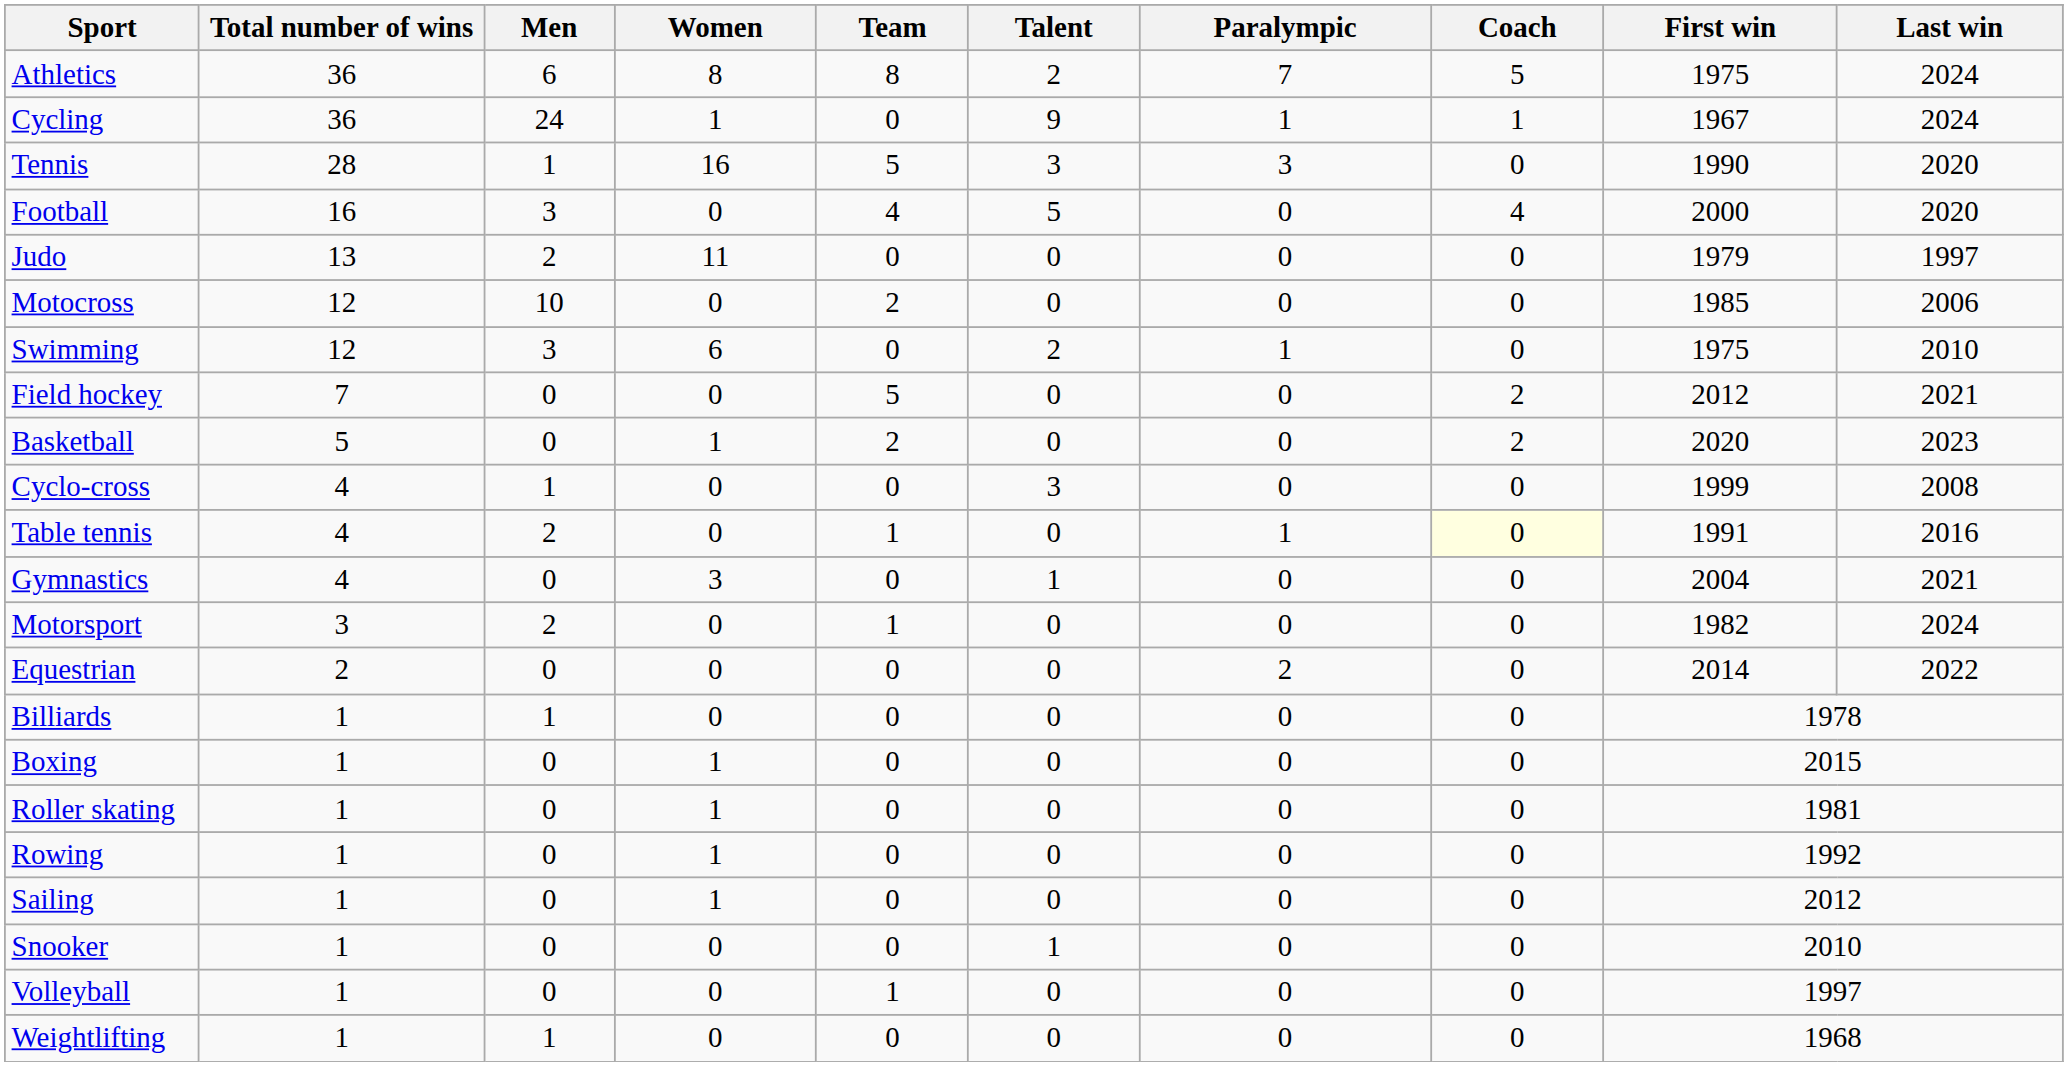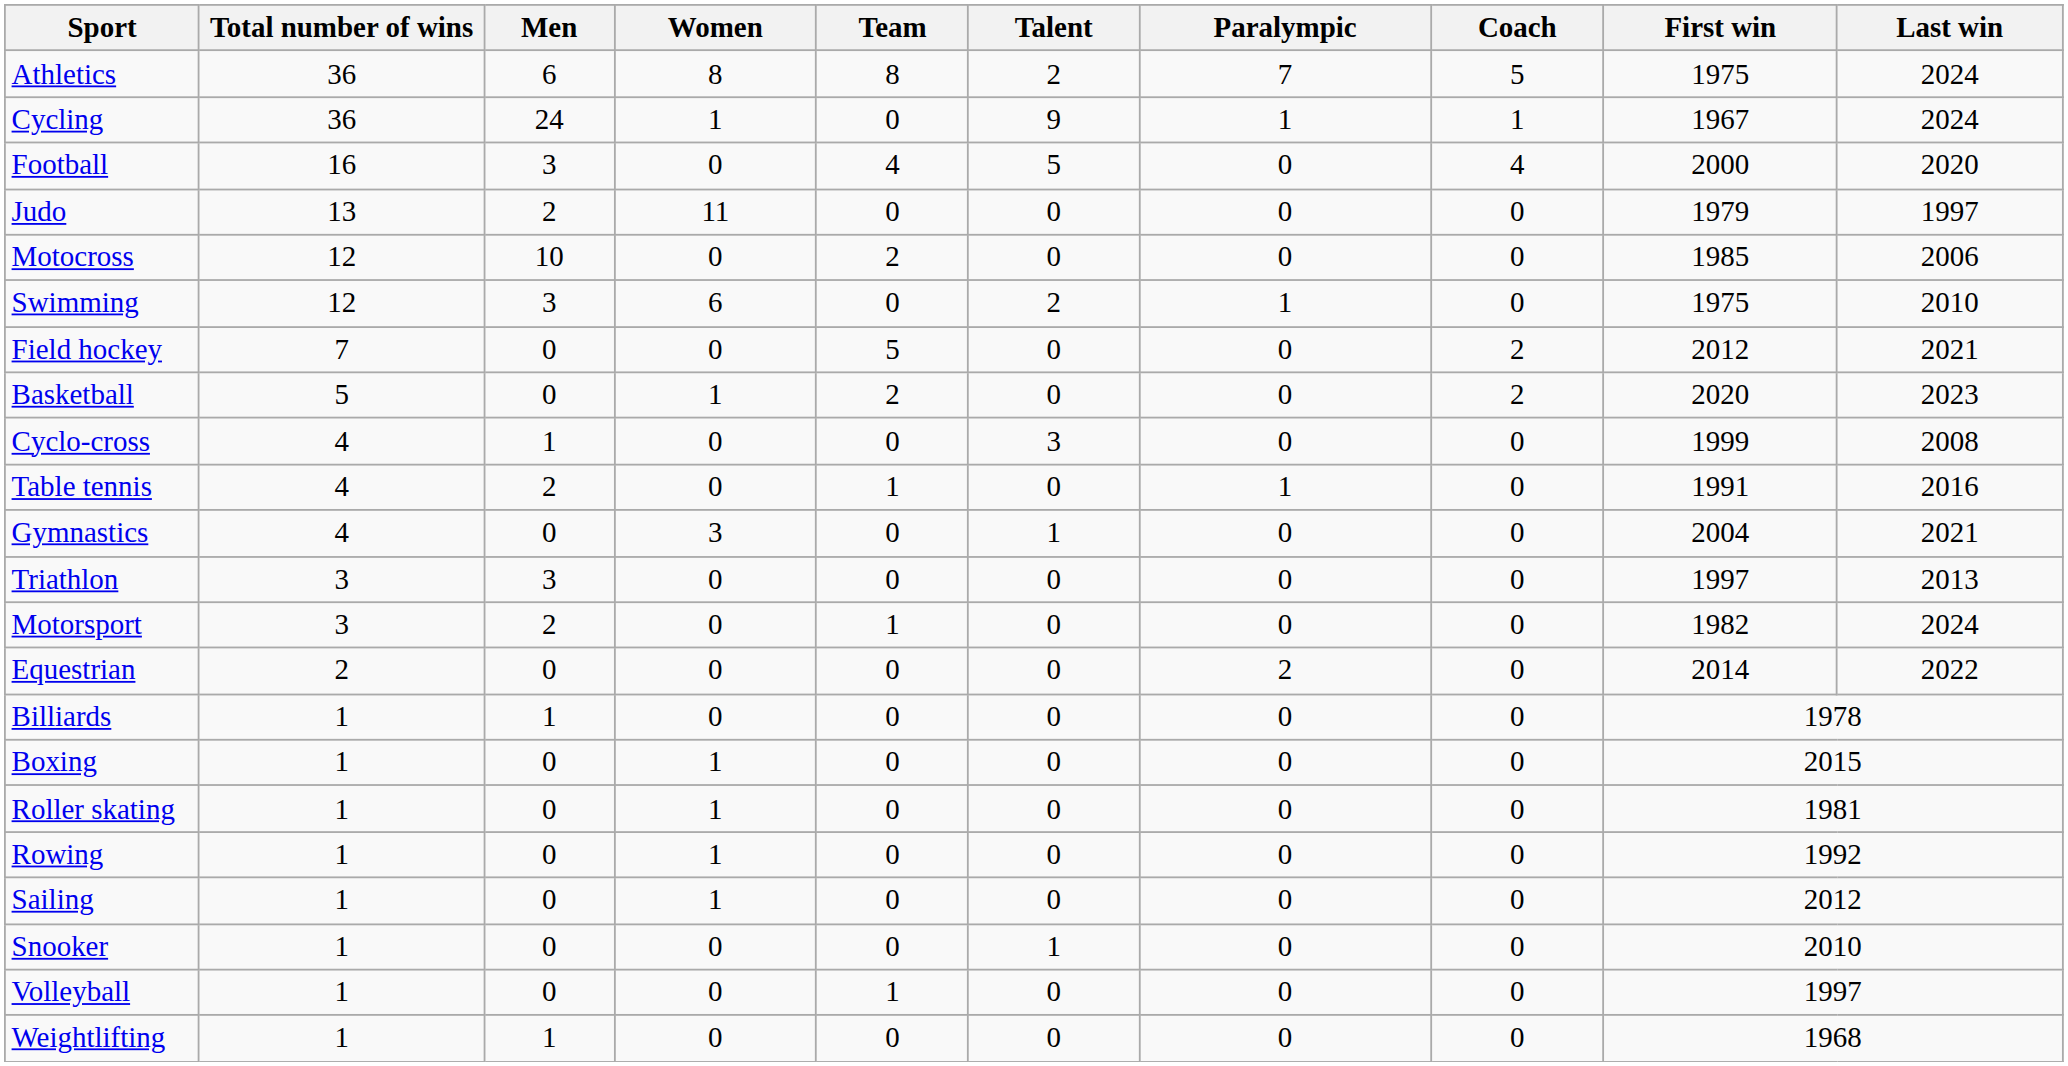- row: (50, 165)
(1517, 532) lightyellow background -> (1517, 486) no background
+ row: (65, 578)
